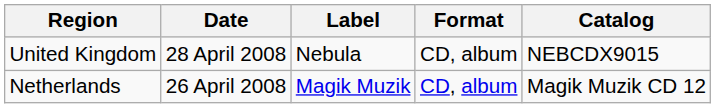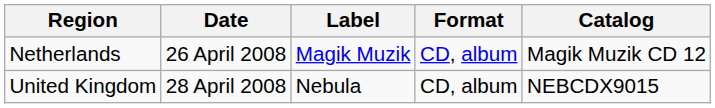rows swapped: (65, 86) <-> (83, 53)
